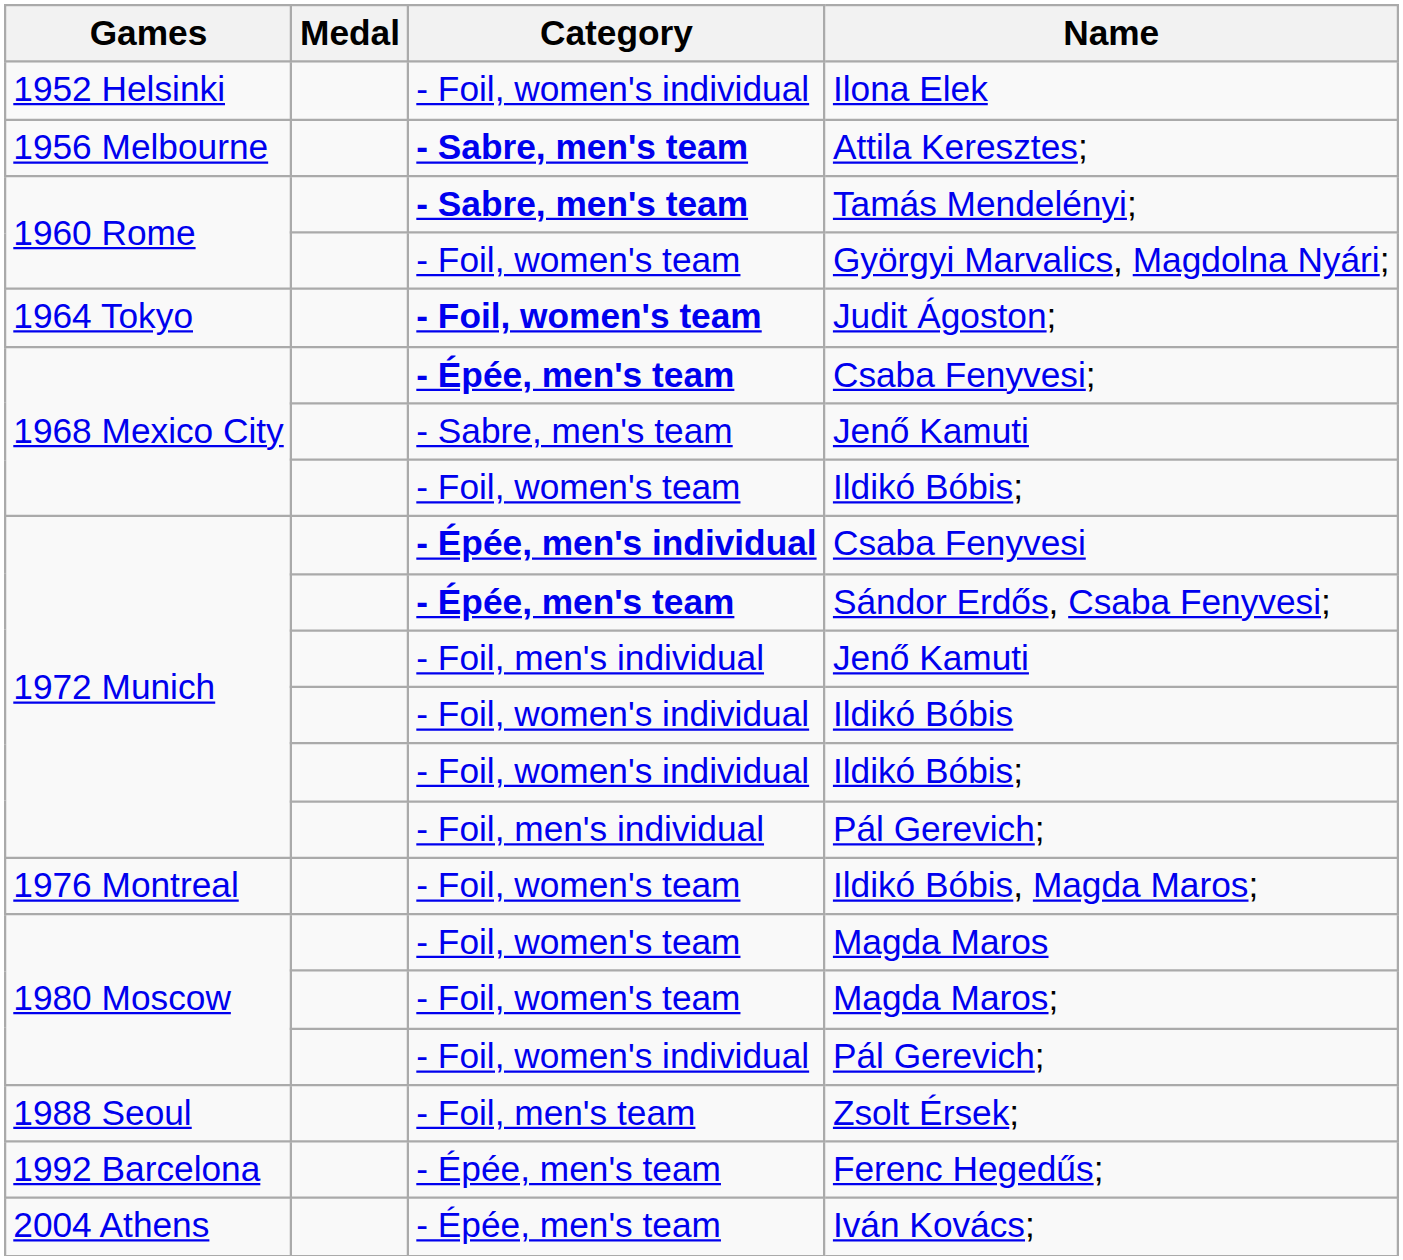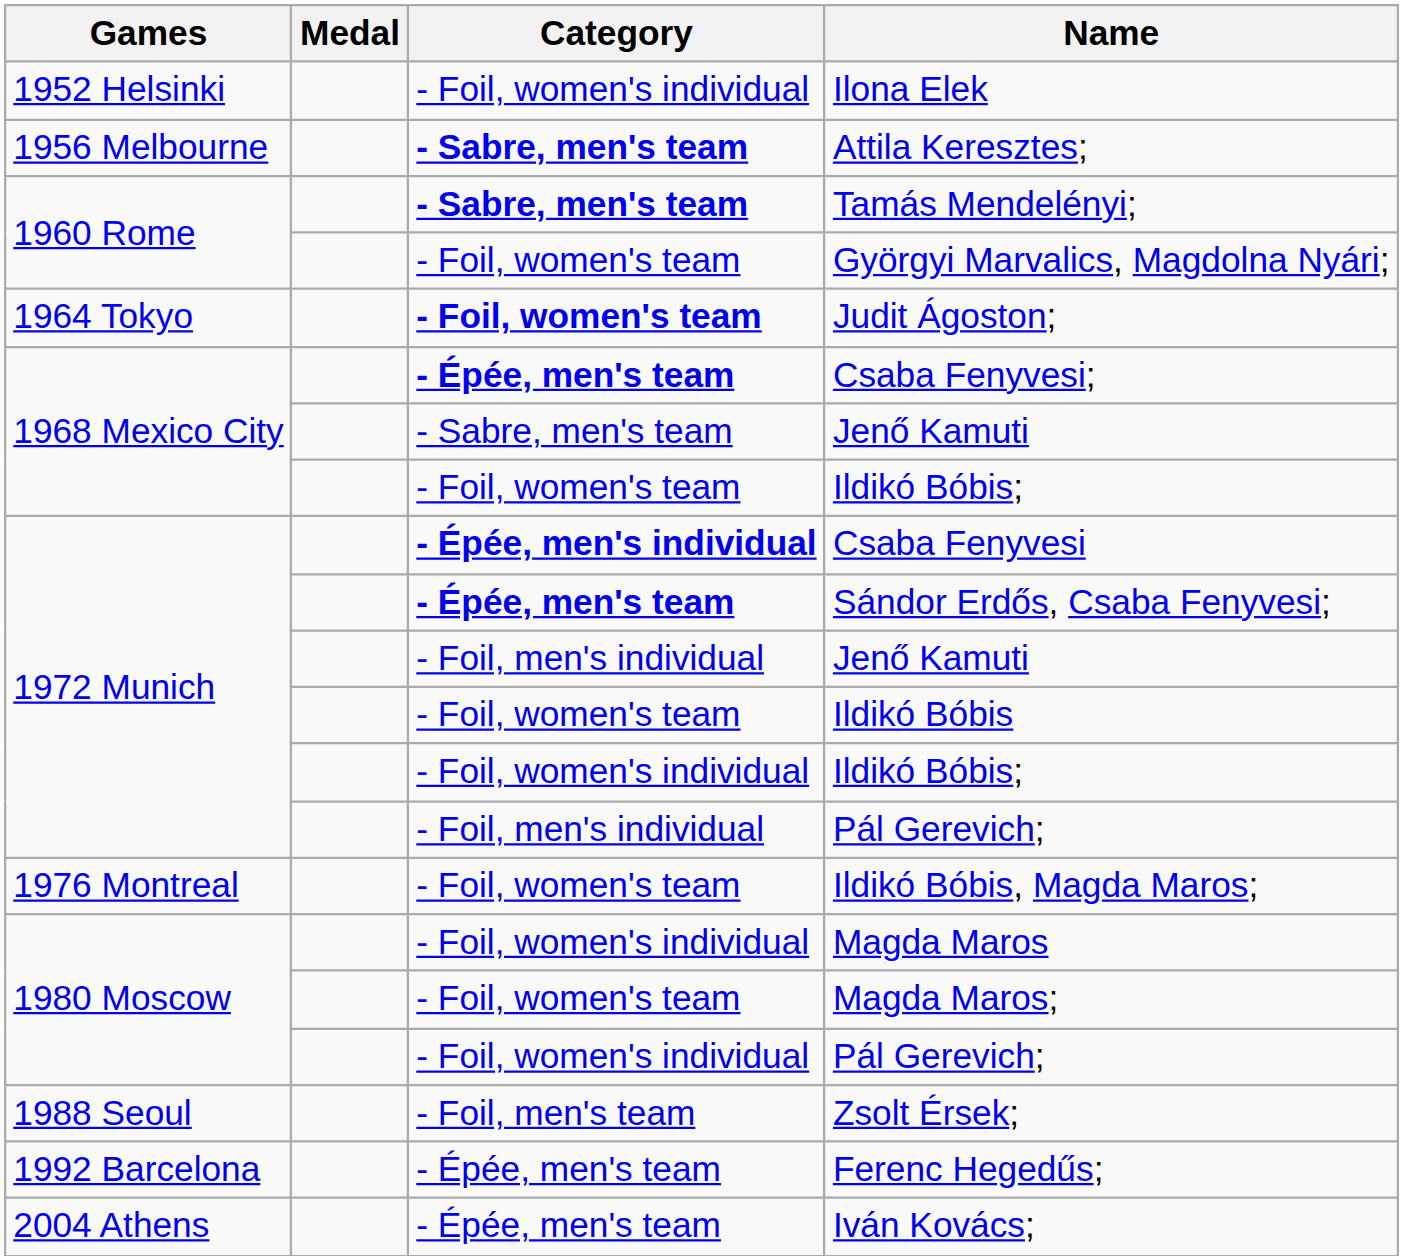(613, 714) - Foil, women's individual -> (578, 714) - Foil, women's team
(578, 941) - Foil, women's team -> (613, 941) - Foil, women's individual
